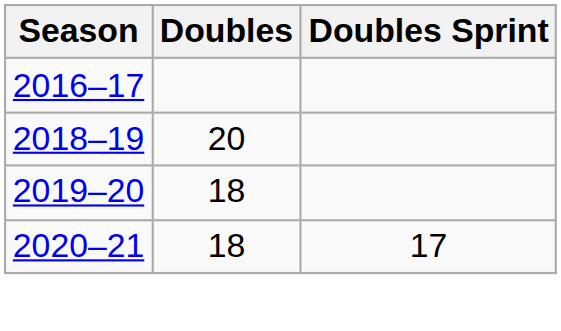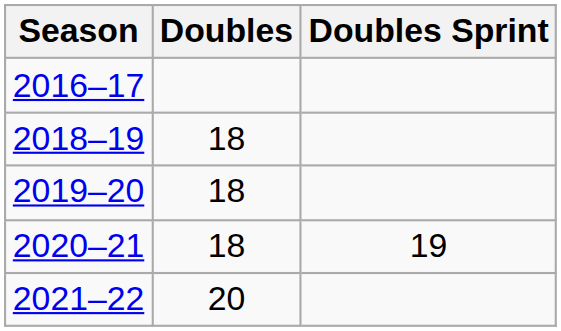(226, 138) 20 -> (226, 138) 18
(429, 245) 17 -> (429, 245) 19
+ row: (79, 298)
